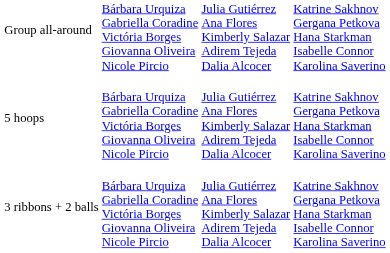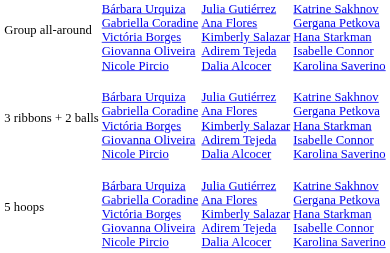rows swapped: (24, 118) <-> (51, 207)
